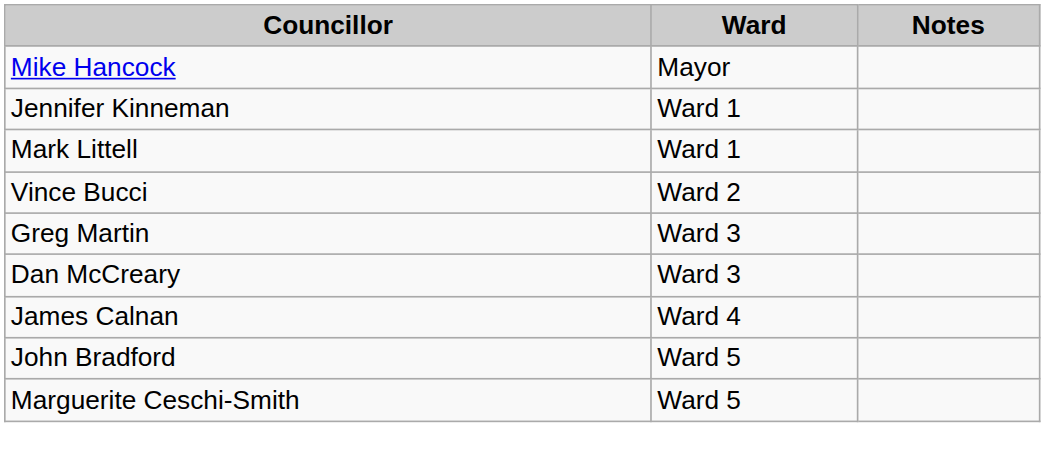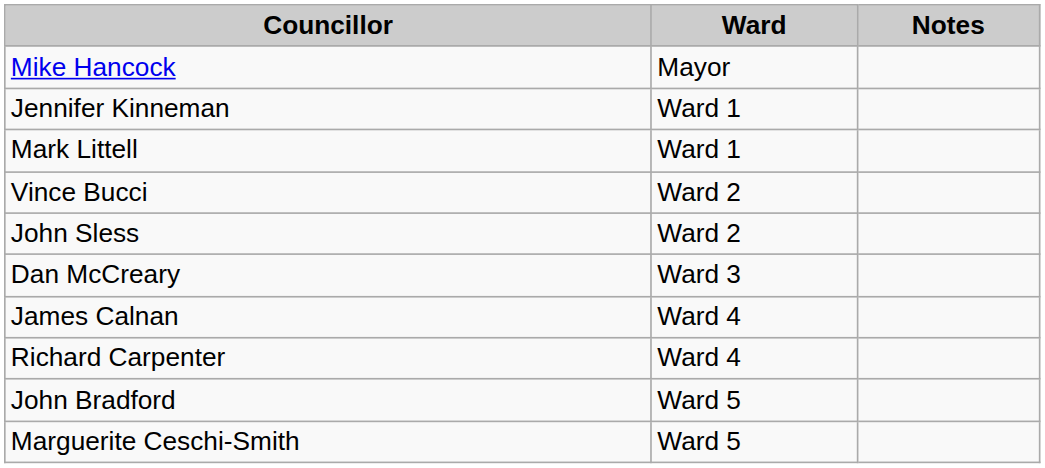+ row: (75, 233)
- row: (80, 233)
+ row: (118, 358)
